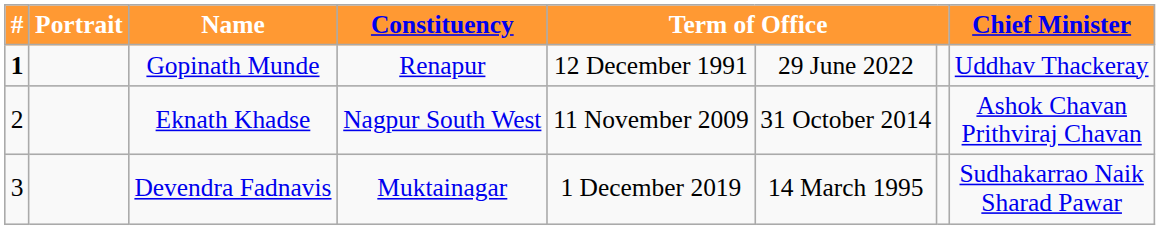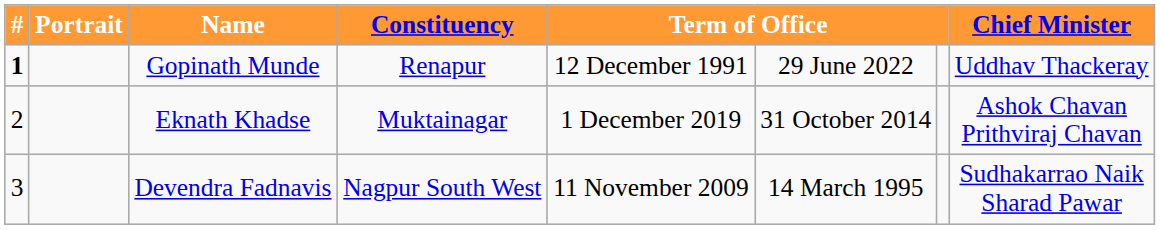(442, 119) Nagpur South West -> (442, 119) Muktainagar
(651, 119) 11 November 2009 -> (651, 119) 1 December 2019
(442, 188) Muktainagar -> (442, 188) Nagpur South West
(651, 188) 1 December 2019 -> (651, 188) 11 November 2009
